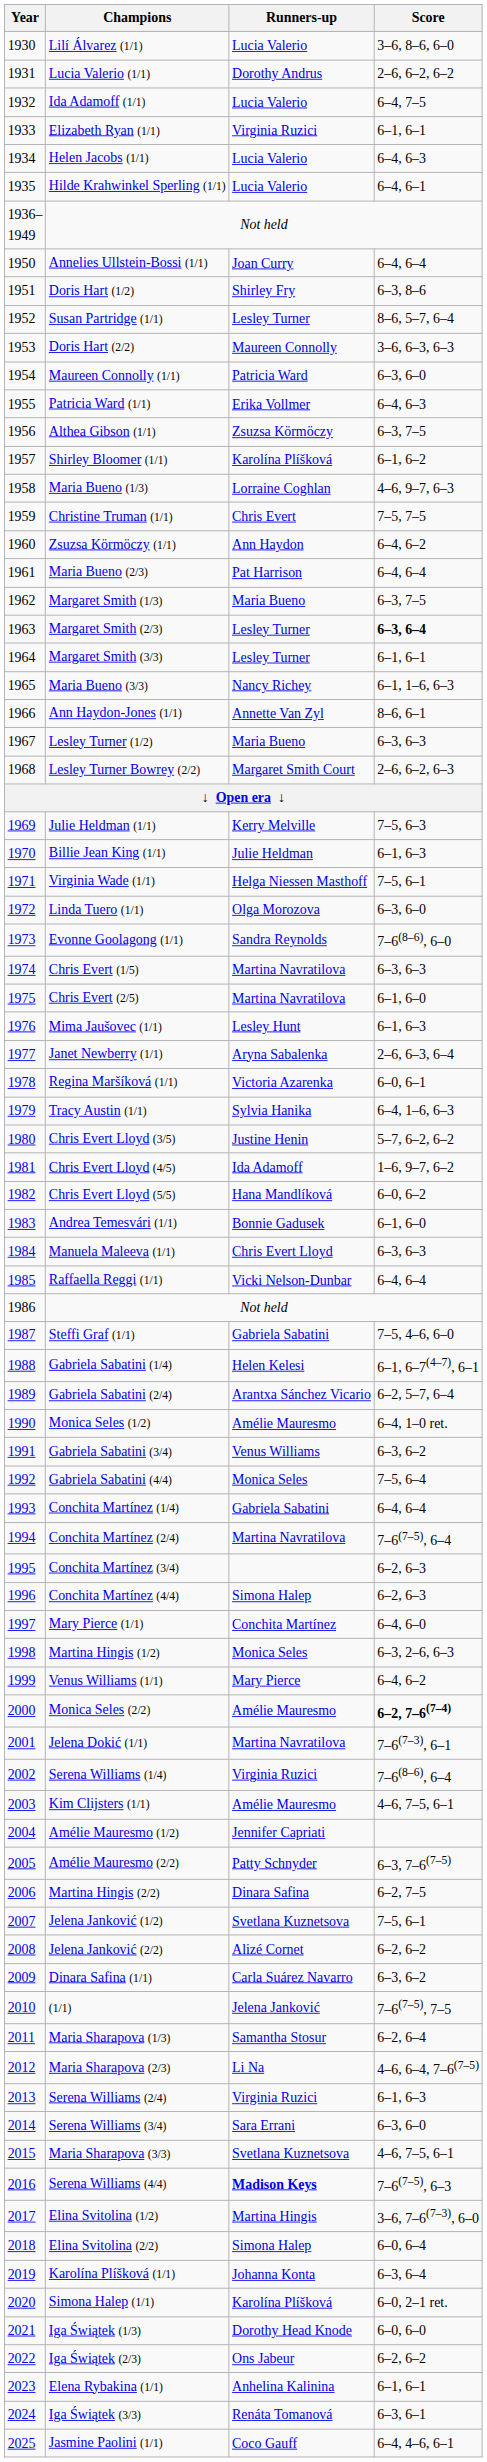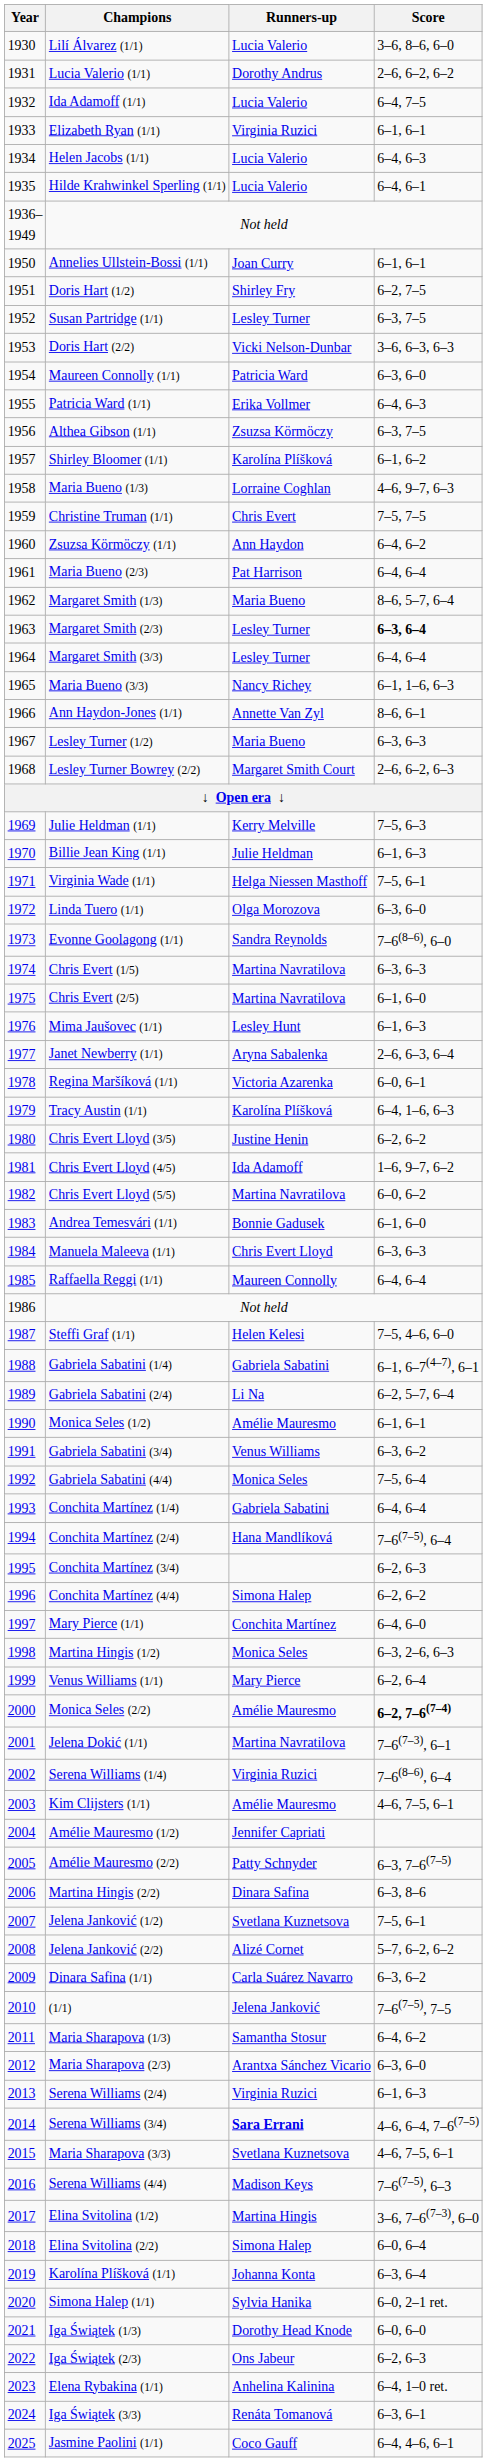(402, 263) 6–4, 6–4 -> (402, 263) 6–1, 6–1
(402, 291) 6–3, 8–6 -> (402, 291) 6–2, 7–5
(416, 319) 8–6, 5–7, 6–4 -> (402, 319) 6–3, 7–5
(284, 347) Maureen Connolly -> (292, 347) Vicki Nelson-Dunbar
(402, 601) 6–3, 7–5 -> (416, 601) 8–6, 5–7, 6–4
(402, 657) 6–1, 6–1 -> (402, 657) 6–4, 6–4
(272, 1110) Sylvia Hanika -> (282, 1110) Karolína Plíšková
(416, 1139) 5–7, 6–2, 6–2 -> (402, 1139) 6–2, 6–2
(282, 1195) Hana Mandlíková -> (289, 1195) Martina Navratilova
(292, 1279) Vicki Nelson-Dunbar -> (284, 1279) Maureen Connolly
(281, 1335) Gabriela Sabatini -> (268, 1335) Helen Kelesi
(268, 1365) Helen Kelesi -> (281, 1365) Gabriela Sabatini
(301, 1395) Arantxa Sánchez Vicario -> (248, 1395) Li Na
(412, 1423) 6–4, 1–0 ret. -> (402, 1423) 6–1, 6–1
(289, 1538) Martina Navratilova -> (282, 1538) Hana Mandlíková
(402, 1596) 6–2, 6–3 -> (402, 1596) 6–2, 6–2
(402, 1680) 6–4, 6–2 -> (402, 1680) 6–2, 6–4
(402, 1893) 6–2, 7–5 -> (402, 1893) 6–3, 8–6
(402, 1949) 6–2, 6–2 -> (416, 1949) 5–7, 6–2, 6–2
(402, 2037) 6–2, 6–4 -> (402, 2037) 6–4, 6–2
(248, 2067) Li Na -> (301, 2065) Arantxa Sánchez Vicario
(428, 2068) 4–6, 6–4, 7–6(7–5) -> (402, 2065) 6–3, 6–0
(264, 2126) normal -> (268, 2124) bold
(402, 2126) 6–3, 6–0 -> (428, 2124) 4–6, 6–4, 7–6(7–5)
(274, 2184) bold -> (272, 2184) normal
(282, 2302) Karolína Plíšková -> (272, 2302) Sylvia Hanika
(402, 2358) 6–2, 6–2 -> (402, 2358) 6–2, 6–3
(402, 2387) 6–1, 6–1 -> (412, 2387) 6–4, 1–0 ret.
